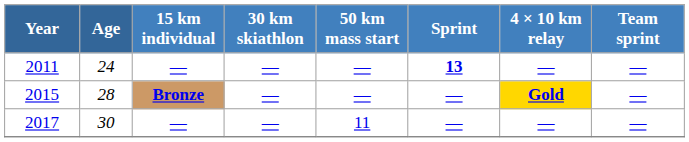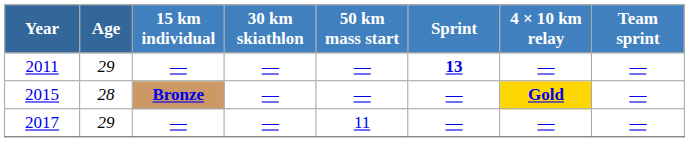(106, 66) 24 -> (106, 66) 29
(106, 123) 30 -> (106, 123) 29
